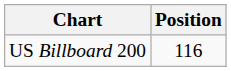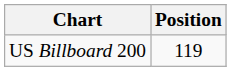(188, 50) 116 -> (188, 50) 119
